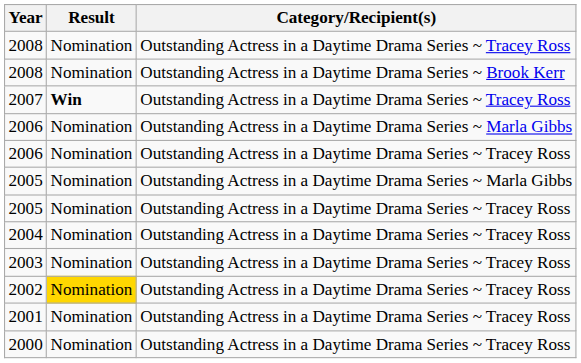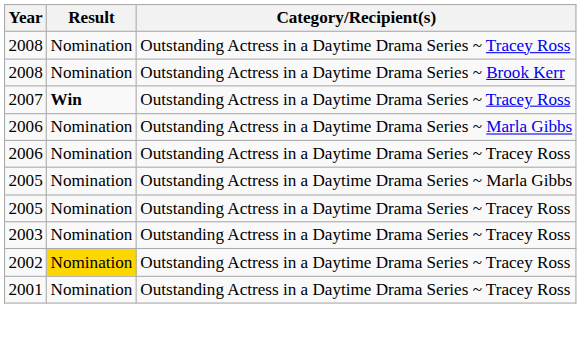- row: (26, 235)
- row: (26, 343)
